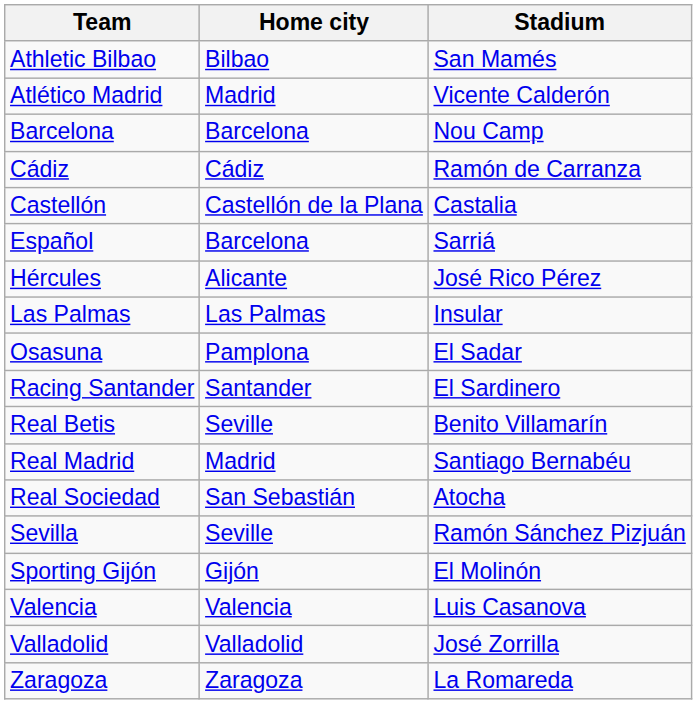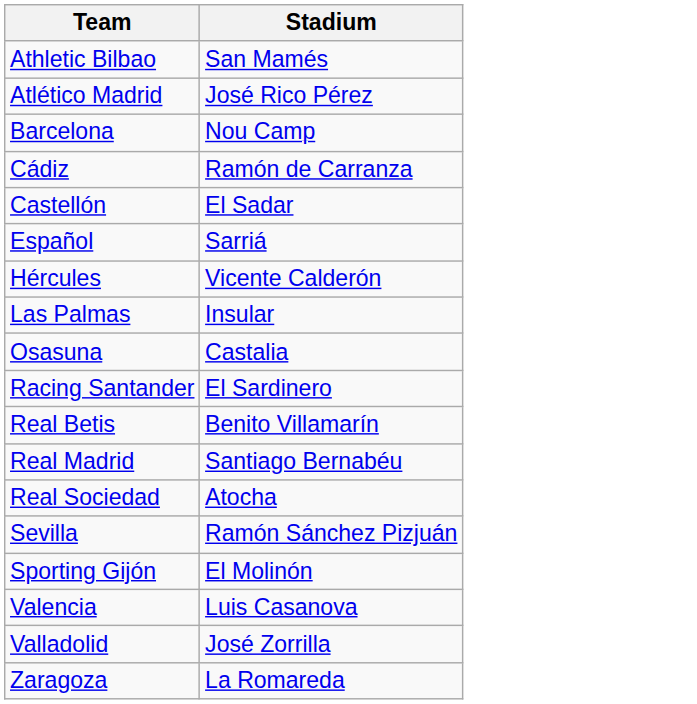- column: (314, 22)
(522, 95) Vicente Calderón -> (289, 95) José Rico Pérez
(475, 205) Castalia -> (249, 205) El Sadar
(517, 278) José Rico Pérez -> (293, 278) Vicente Calderón
(478, 351) El Sadar -> (247, 351) Castalia
